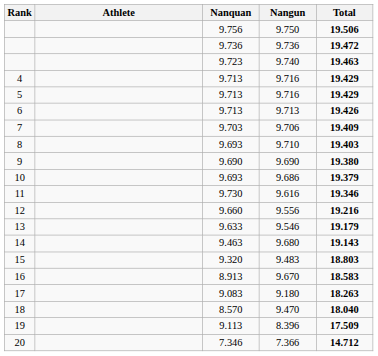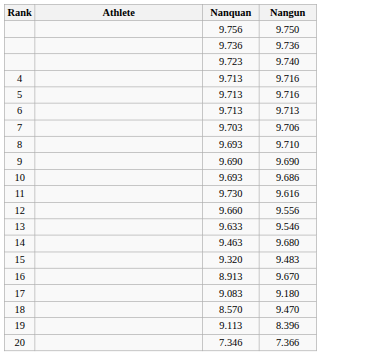- column: (344, 12)
